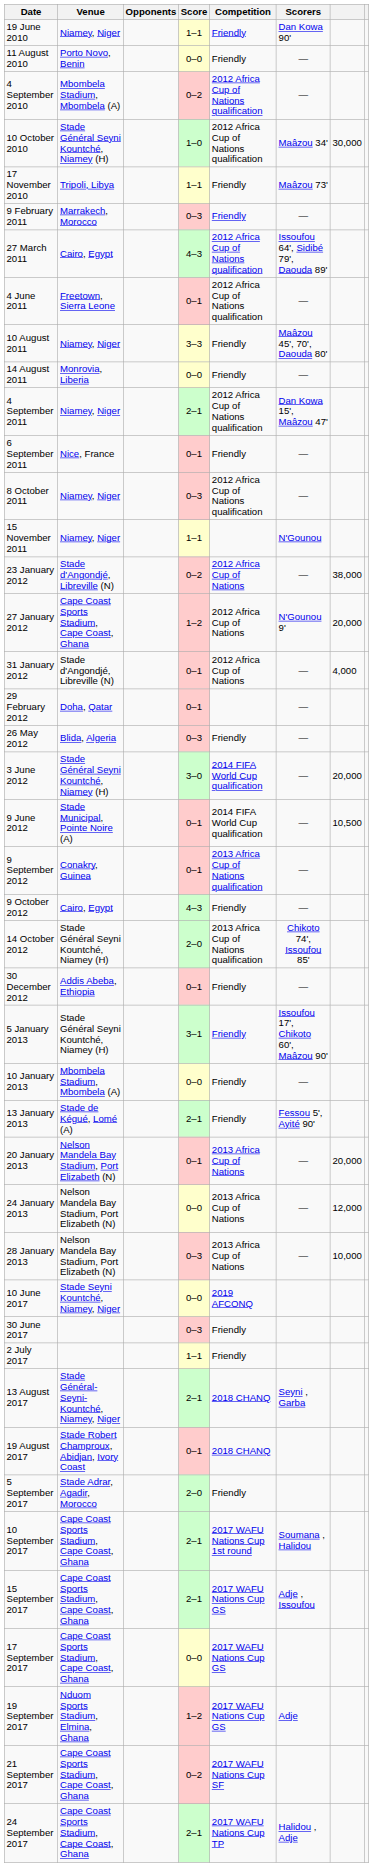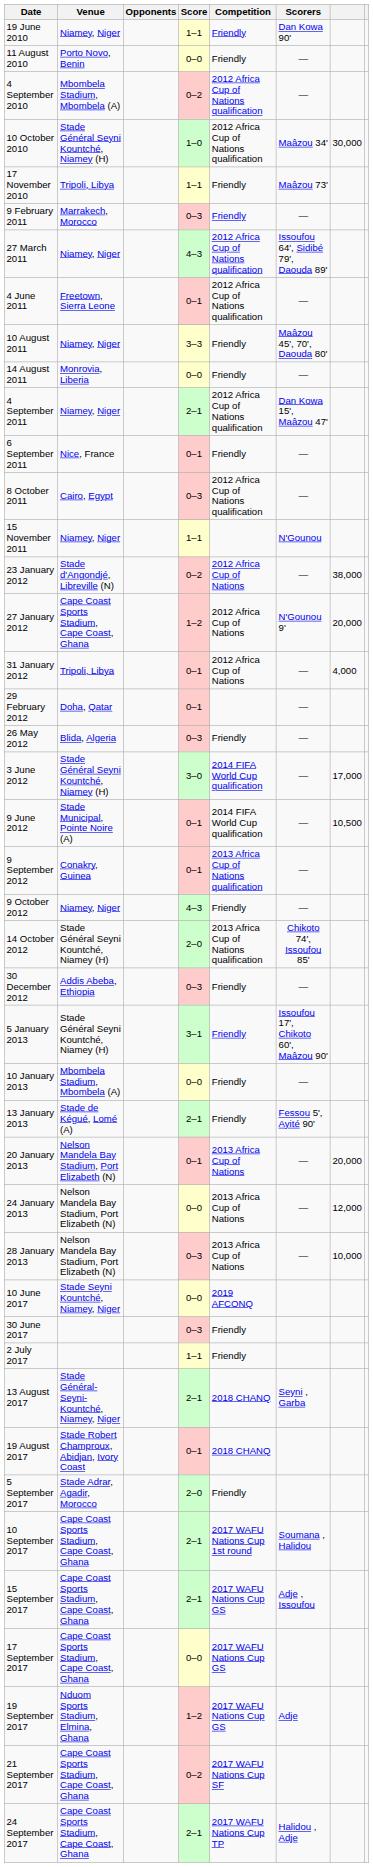(86, 253) Cairo, Egypt -> (90, 253) Niamey, Niger
(90, 496) Niamey, Niger -> (86, 496) Cairo, Egypt
(87, 670) Stade d'Angondjé, Libreville (N) -> (87, 670) Tripoli, Libya
(347, 775) 20,000 -> (347, 775) 17,000
(86, 907) Cairo, Egypt -> (90, 907) Niamey, Niger
(194, 986) 0–1 -> (194, 986) 0–3
